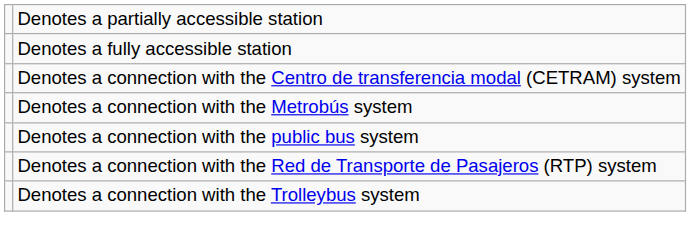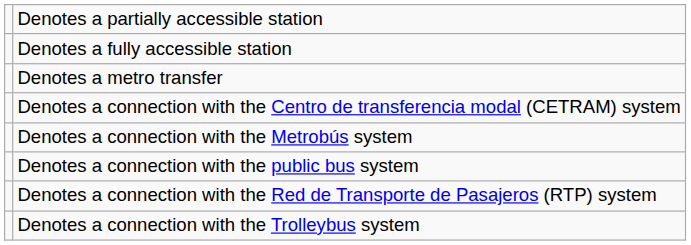+ row: (120, 78)
